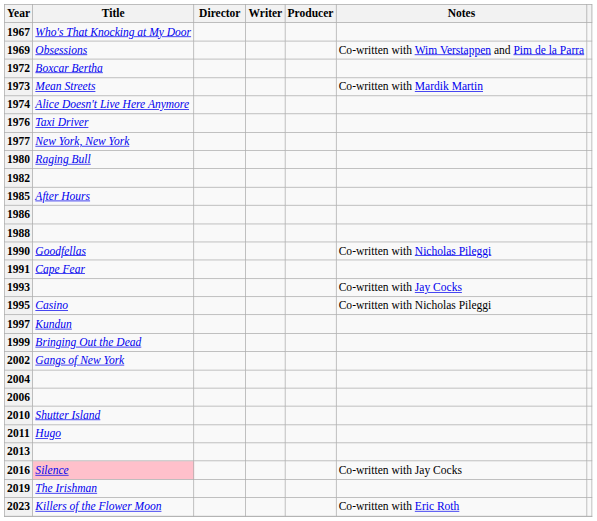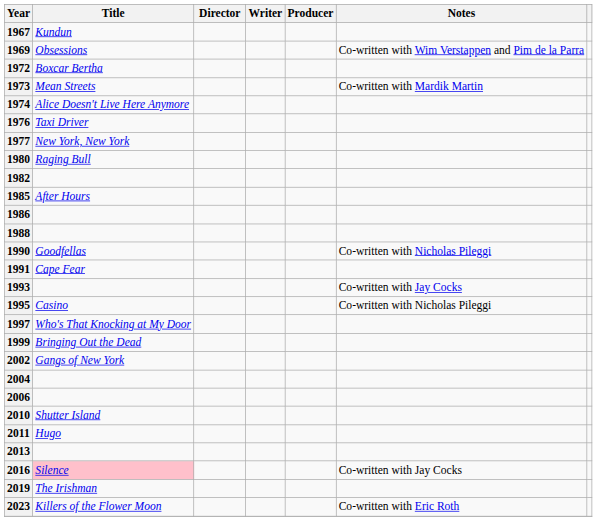(113, 31) Who's That Knocking at My Door -> (54, 31) Kundun
(54, 324) Kundun -> (113, 324) Who's That Knocking at My Door
